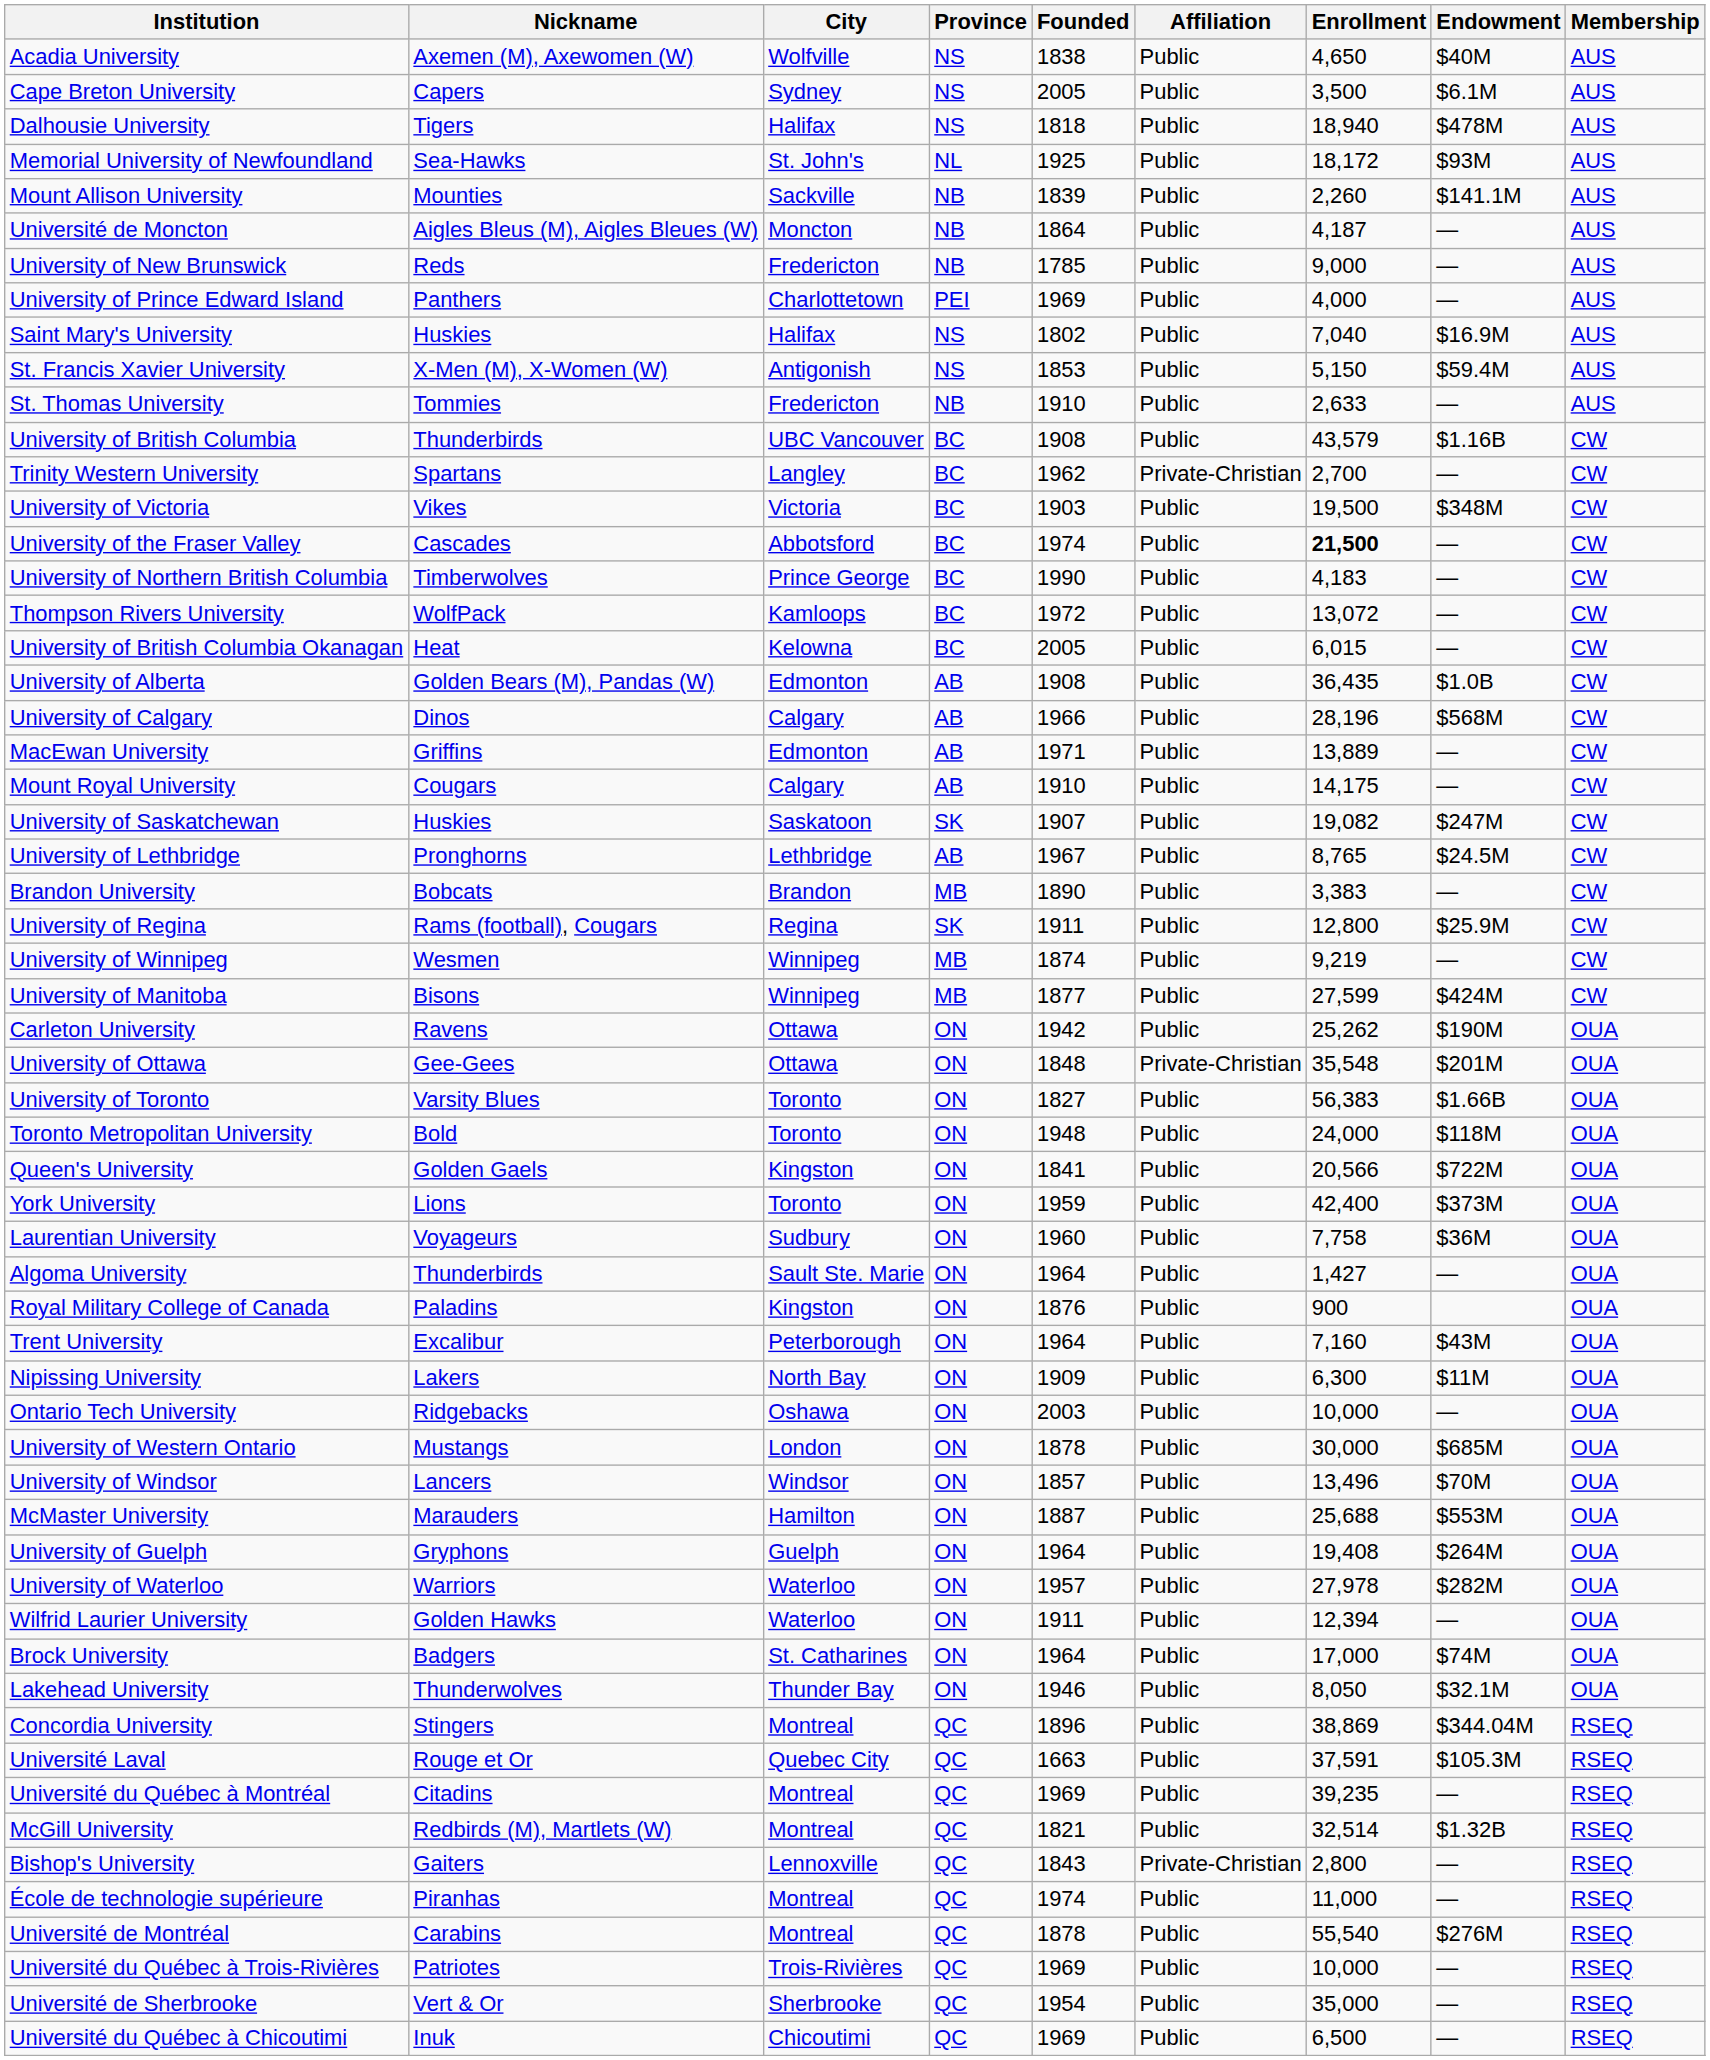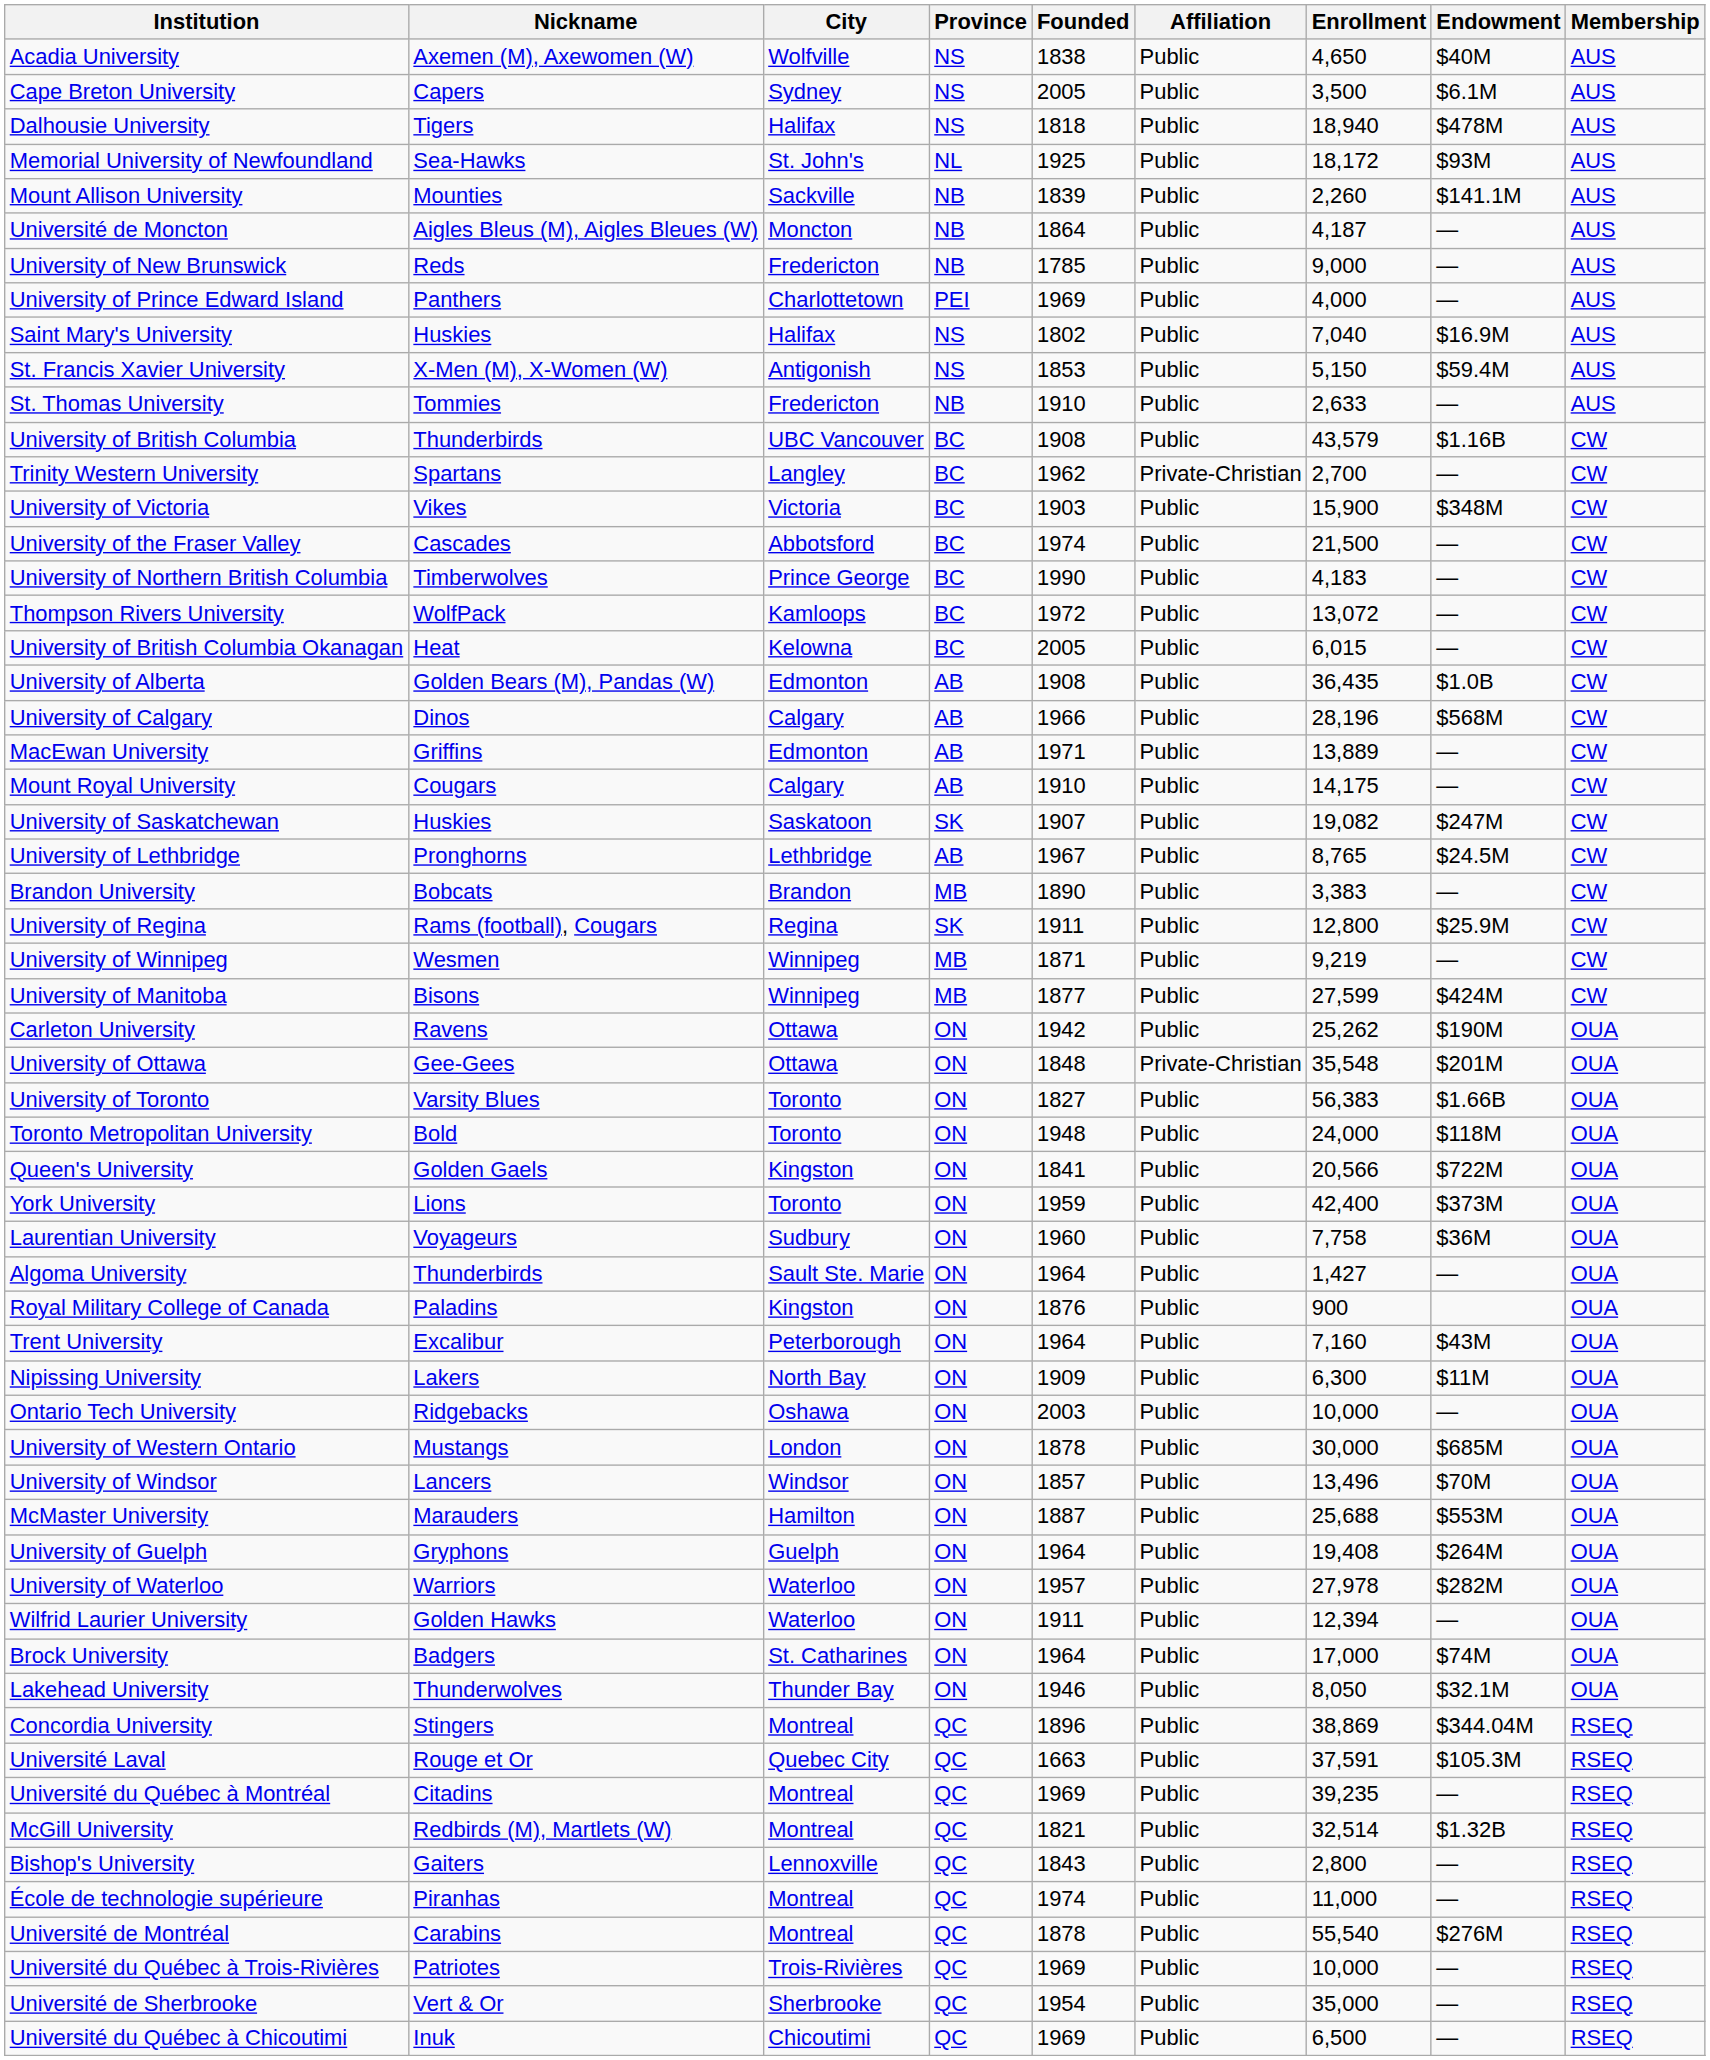(1345, 508) 19,500 -> (1345, 508) 15,900
(1345, 543) bold -> (1345, 543) normal
(1061, 960) 1874 -> (1061, 960) 1871
(1221, 1864) Private-Christian -> (1169, 1864) Public
